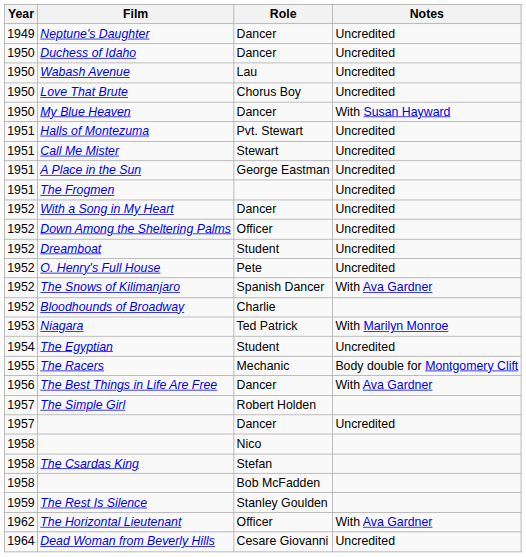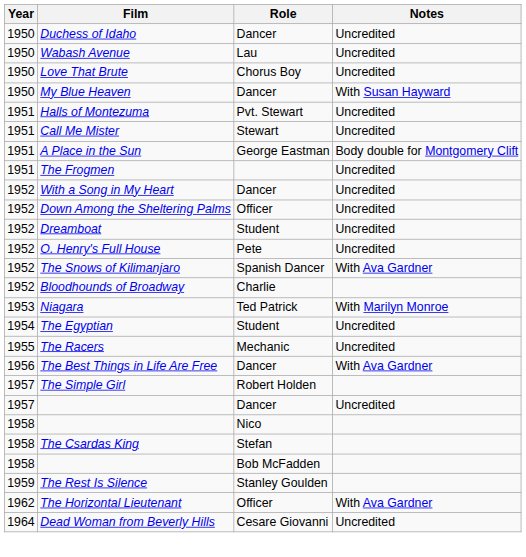- row: (95, 33)
(365, 170) Uncredited -> (427, 151) Body double for Montgomery Clift
(427, 365) Body double for Montgomery Clift -> (365, 346) Uncredited
